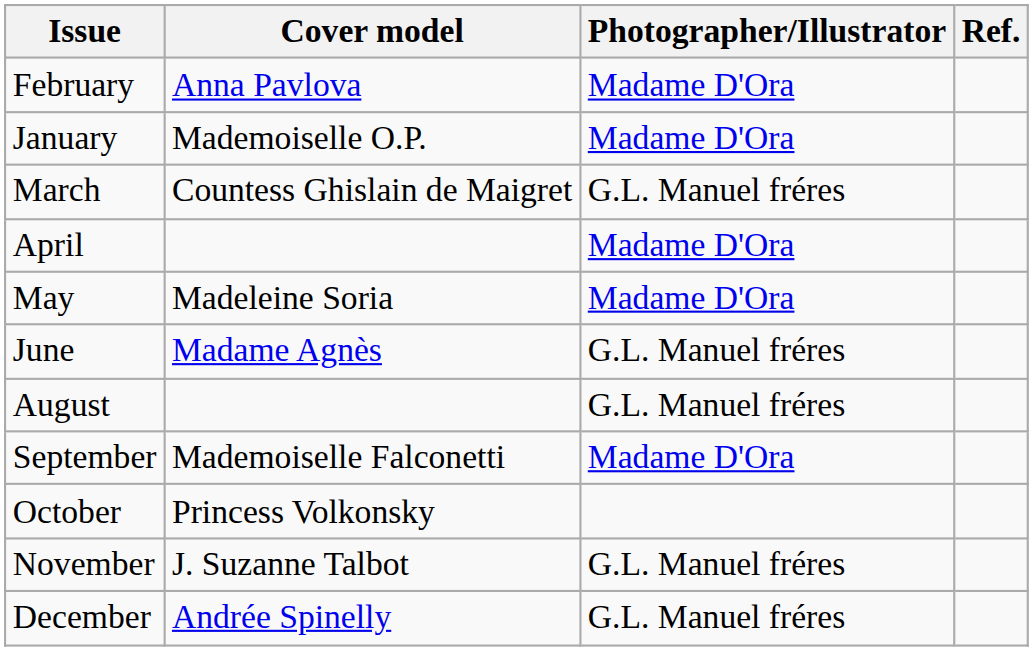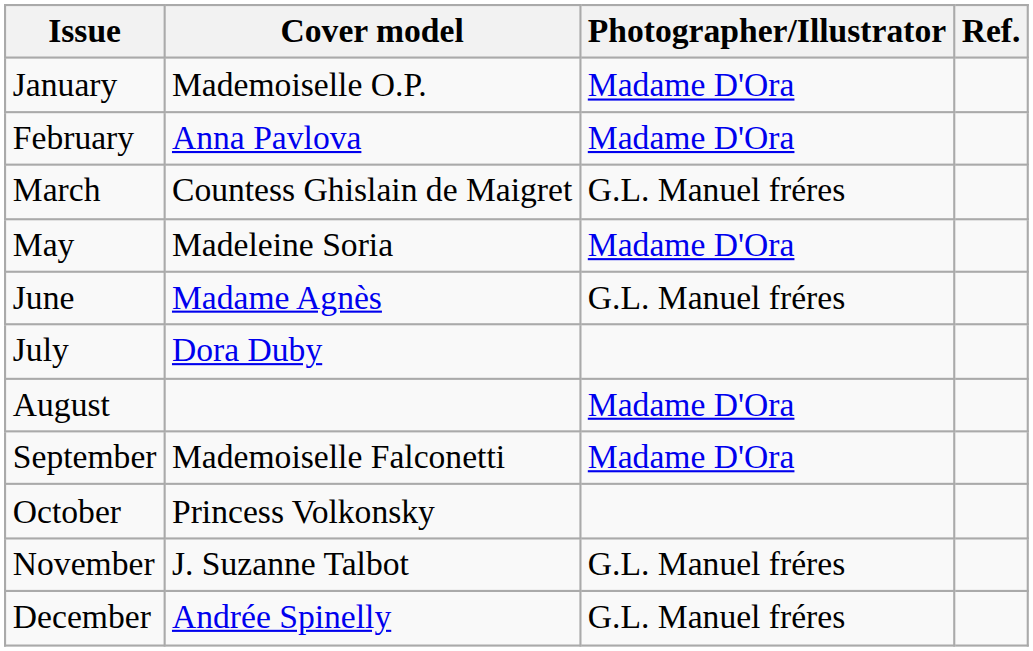rows swapped: (65, 137) <-> (73, 84)
- row: (48, 244)
+ row: (41, 350)
(717, 404) G.L. Manuel fréres -> (691, 404) Madame D'Ora
